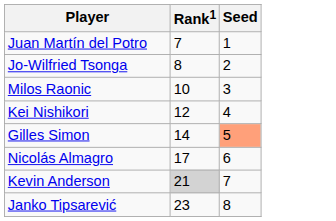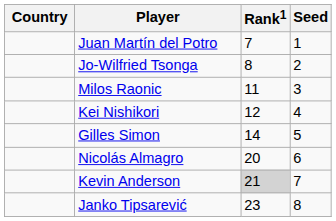+ column: (40, 18)
(182, 89) 10 -> (252, 89) 11
(227, 135) lightsalmon background -> (297, 135) no background
(182, 158) 17 -> (252, 158) 20
